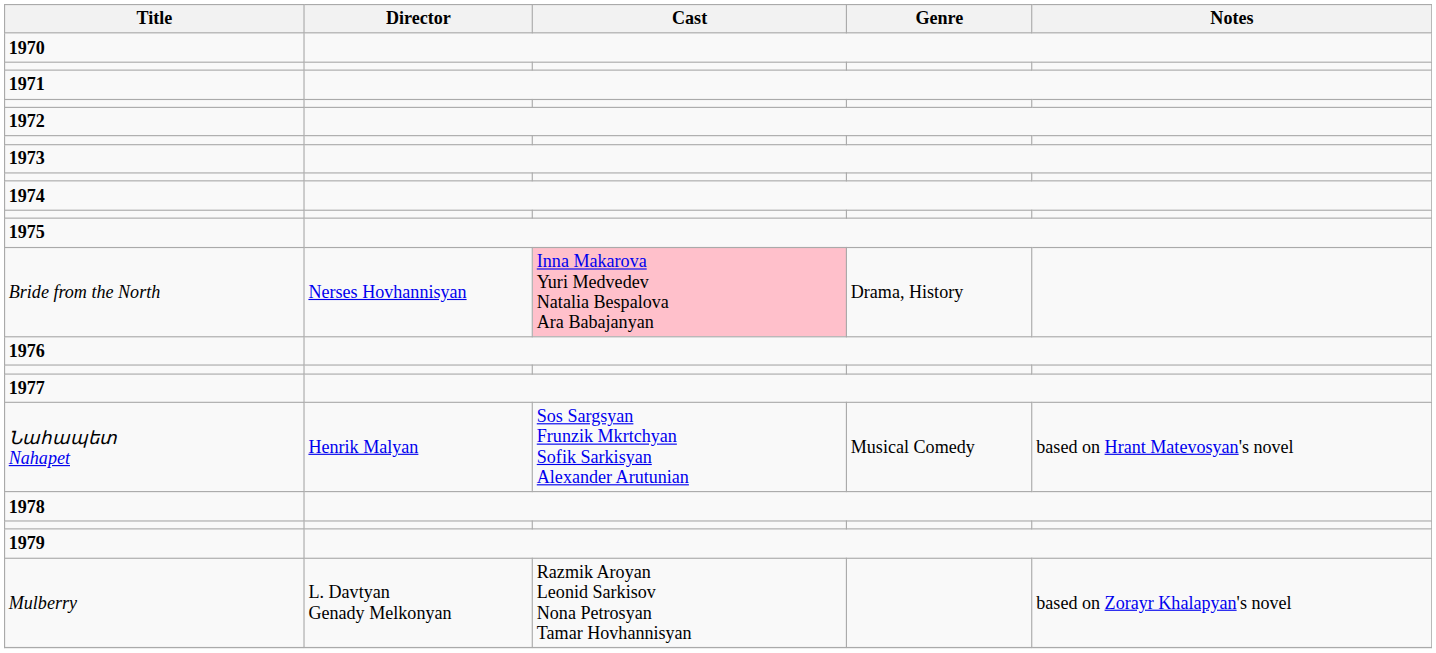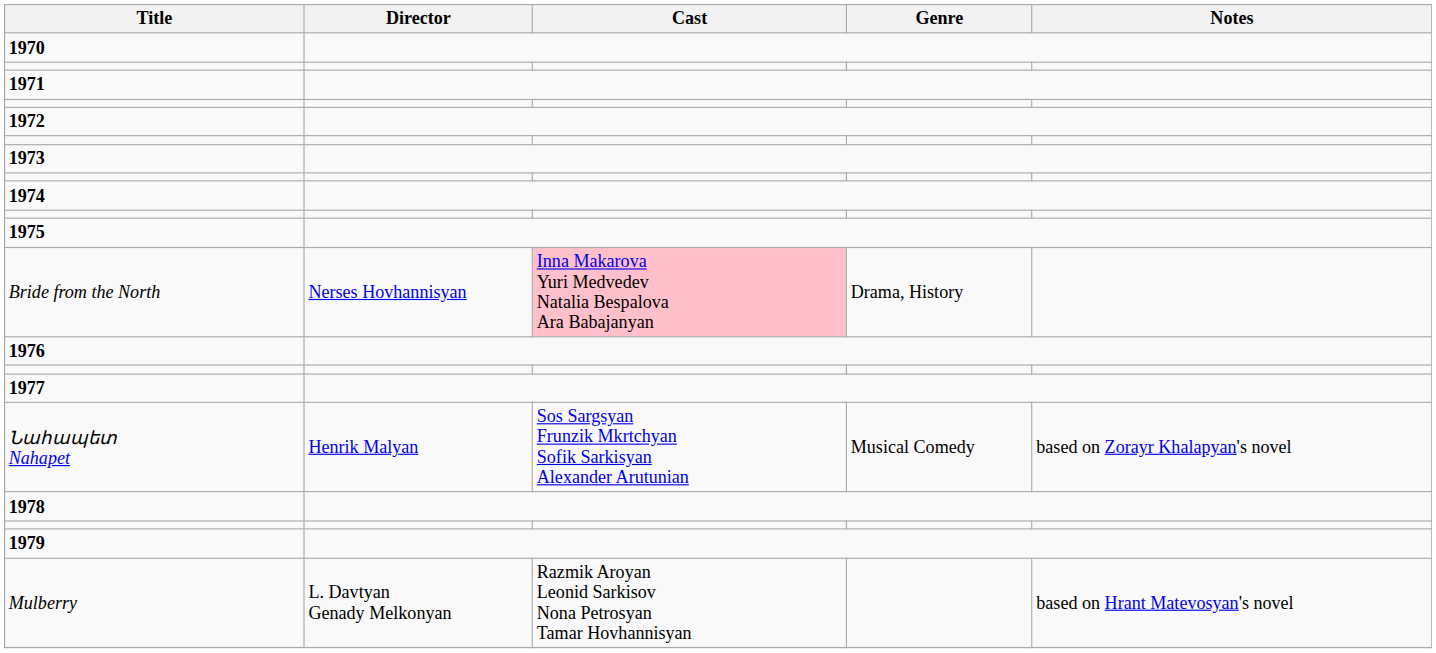(1165, 447) based on Hrant Matevosyan's novel -> (1164, 447) based on Zorayr Khalapyan's novel
(1164, 602) based on Zorayr Khalapyan's novel -> (1165, 602) based on Hrant Matevosyan's novel
